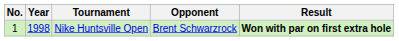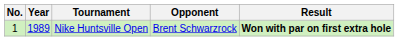(39, 28) 1998 -> (39, 28) 1989
